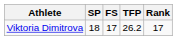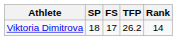(158, 28) 17 -> (158, 28) 14
